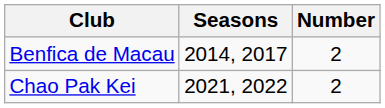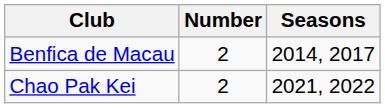columns swapped: (336, 20) <-> (236, 20)
